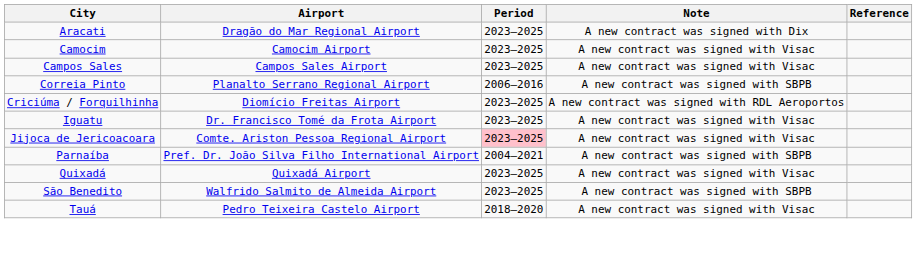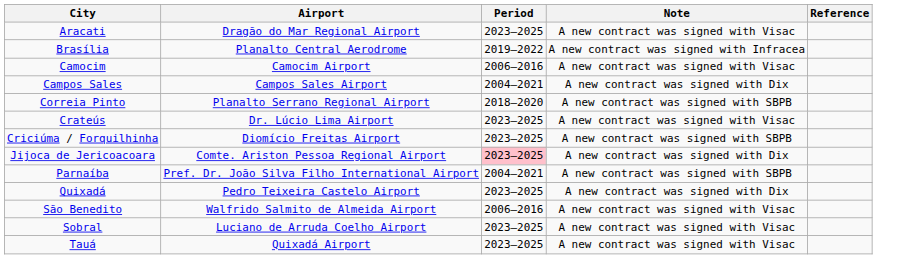(697, 31) A new contract was signed with Dix -> (677, 31) A new contract was signed with Visac
+ row: (83, 49)
(514, 49) 2023–2025 -> (514, 67) 2006–2016
(514, 67) 2023–2025 -> (514, 85) 2004–2021
(697, 67) A new contract was signed with Visac -> (677, 85) A new contract was signed with Dix
(514, 85) 2006–2016 -> (514, 102) 2018–2020
+ row: (83, 120)
(697, 102) A new contract was signed with RDL Aeroportos -> (677, 138) A new contract was signed with SBPB
- row: (83, 120)
(697, 138) A new contract was signed with Visac -> (677, 156) A new contract was signed with Dix
(321, 173) Quixadá Airport -> (321, 191) Pedro Teixeira Castelo Airport
(697, 173) A new contract was signed with Visac -> (677, 191) A new contract was signed with Dix
(514, 191) 2023–2025 -> (514, 209) 2006–2016
(697, 191) A new contract was signed with SBPB -> (677, 209) A new contract was signed with Visac
+ row: (83, 227)
(321, 209) Pedro Teixeira Castelo Airport -> (321, 245) Quixadá Airport
(514, 209) 2018–2020 -> (514, 245) 2023–2025
